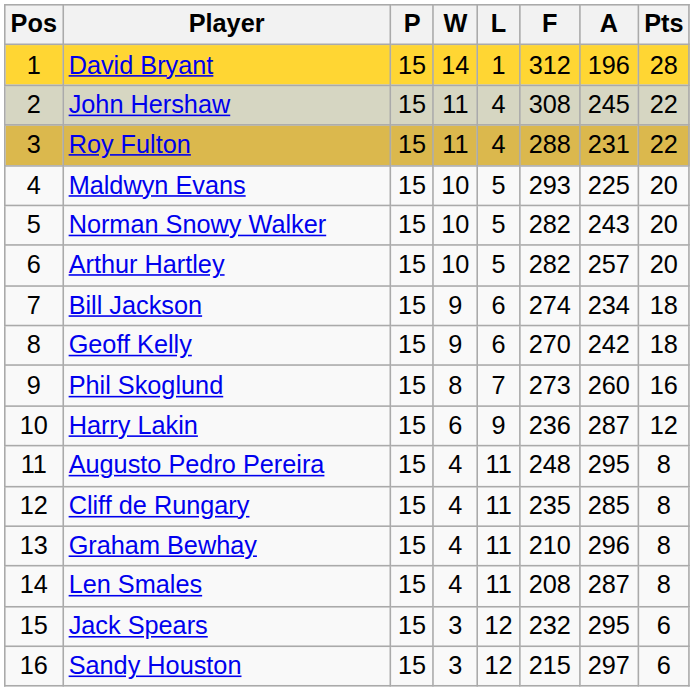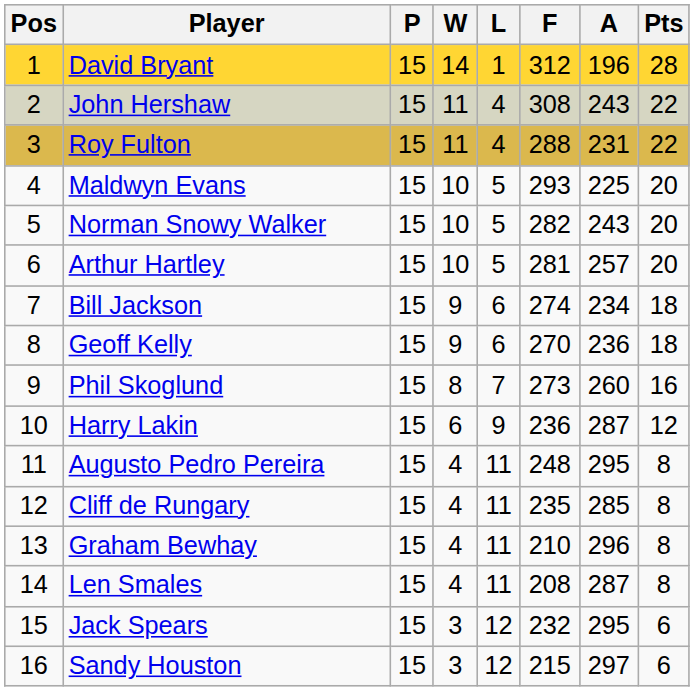(609, 104) 245 -> (609, 104) 243
(550, 265) 282 -> (550, 265) 281
(609, 345) 242 -> (609, 345) 236
